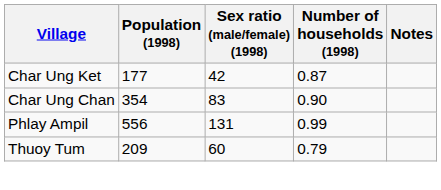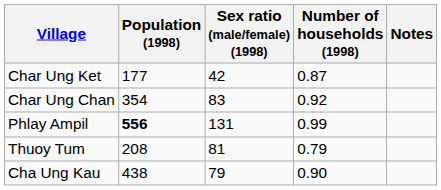(312, 99) 0.90 -> (312, 99) 0.92
(135, 124) normal -> (135, 124) bold
(135, 148) 209 -> (135, 148) 208
(217, 148) 60 -> (217, 148) 81
+ row: (54, 173)
